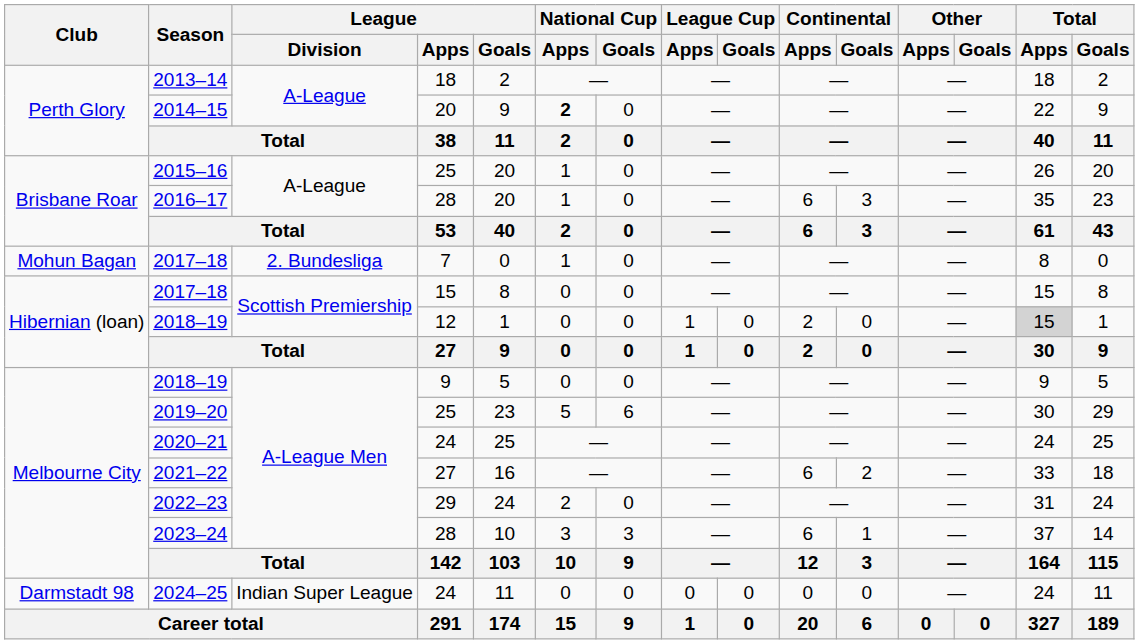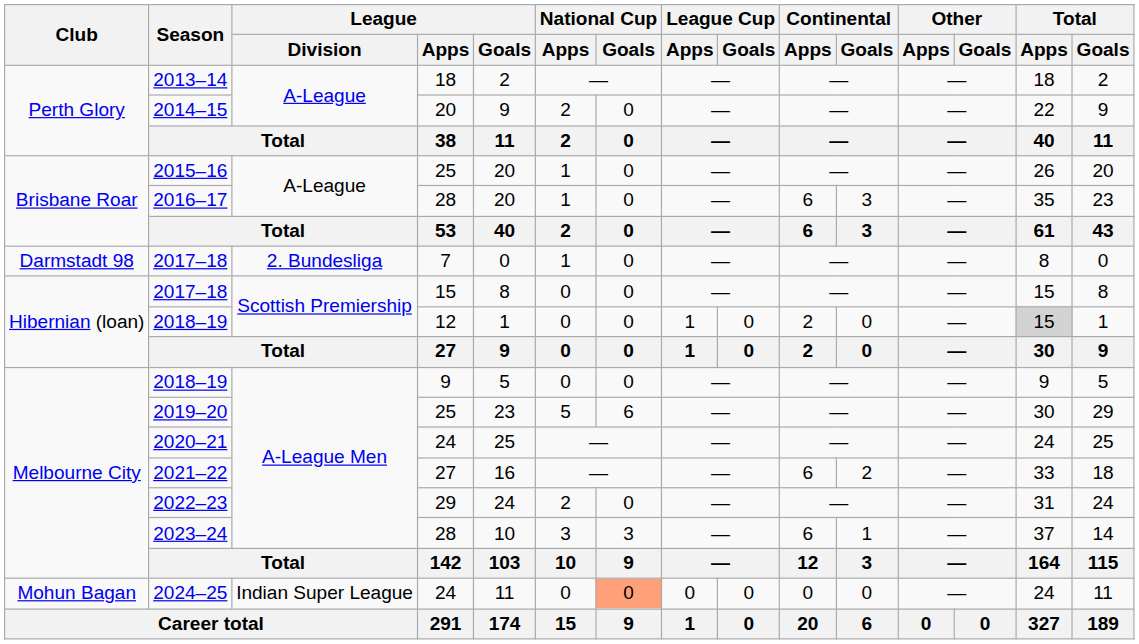(566, 110) bold -> (566, 110) normal
(77, 261) Mohun Bagan -> (77, 261) Darmstadt 98
(77, 593) Darmstadt 98 -> (77, 593) Mohun Bagan
(629, 593) no background -> (629, 593) lightsalmon background
